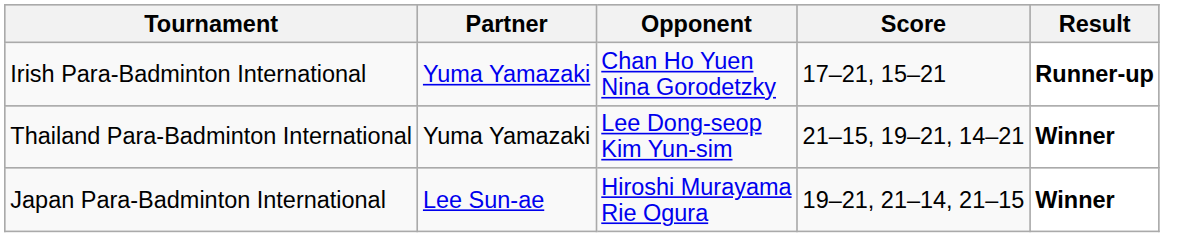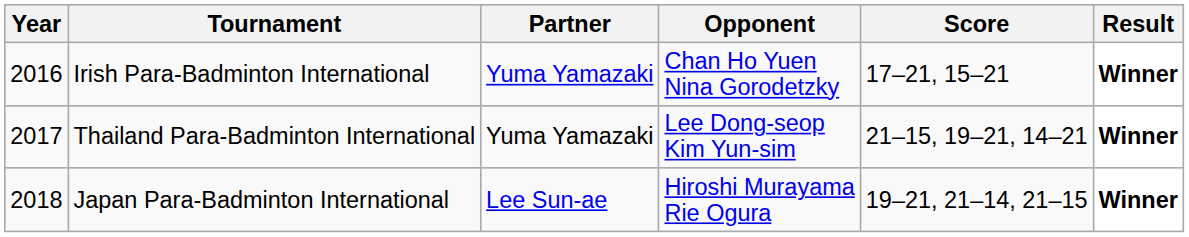+ column: (36, 24)
(1095, 74) Runner-up -> (1138, 74) Winner
